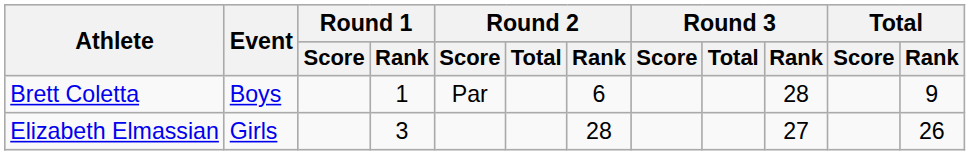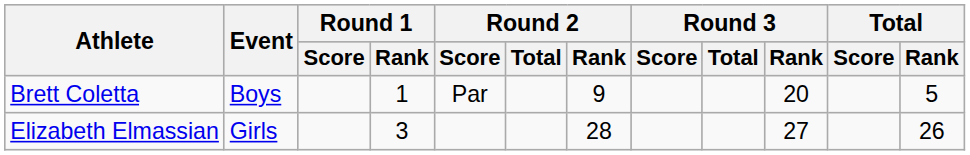(599, 95) 6 -> (599, 95) 9
(796, 95) 28 -> (796, 95) 20
(932, 95) 9 -> (932, 95) 5
